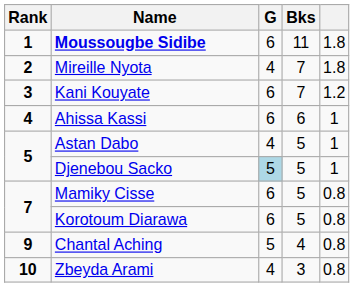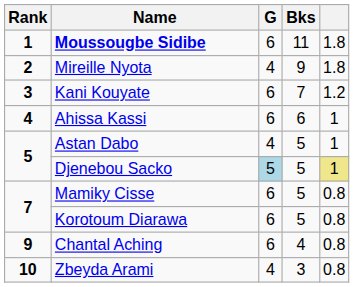(301, 68) 7 -> (301, 68) 9
(334, 169) no background -> (334, 169) khaki background
(270, 245) 5 -> (270, 245) 6
